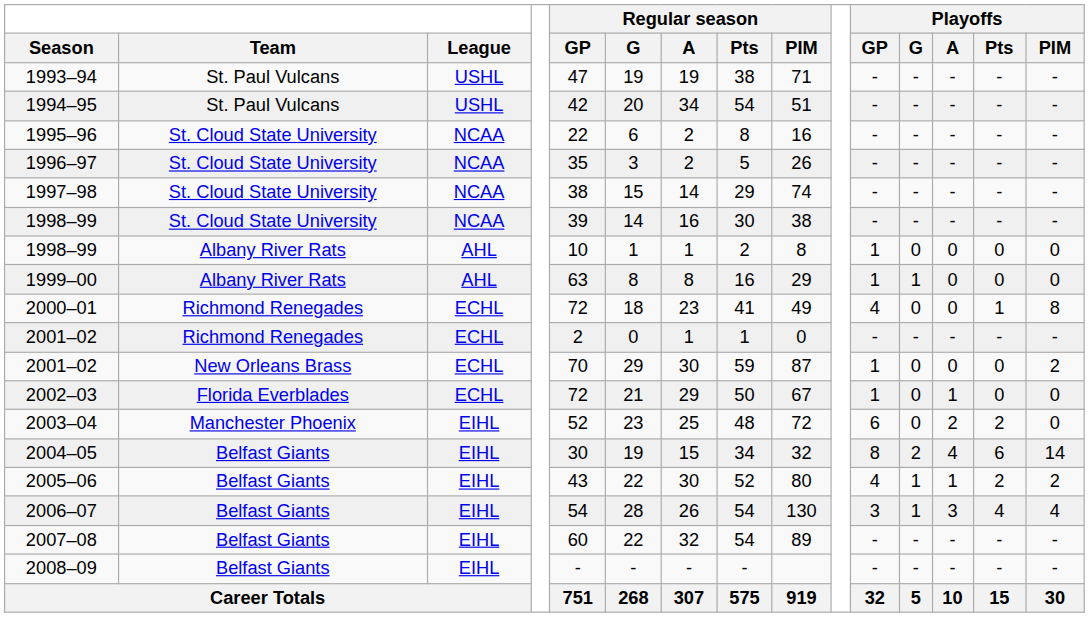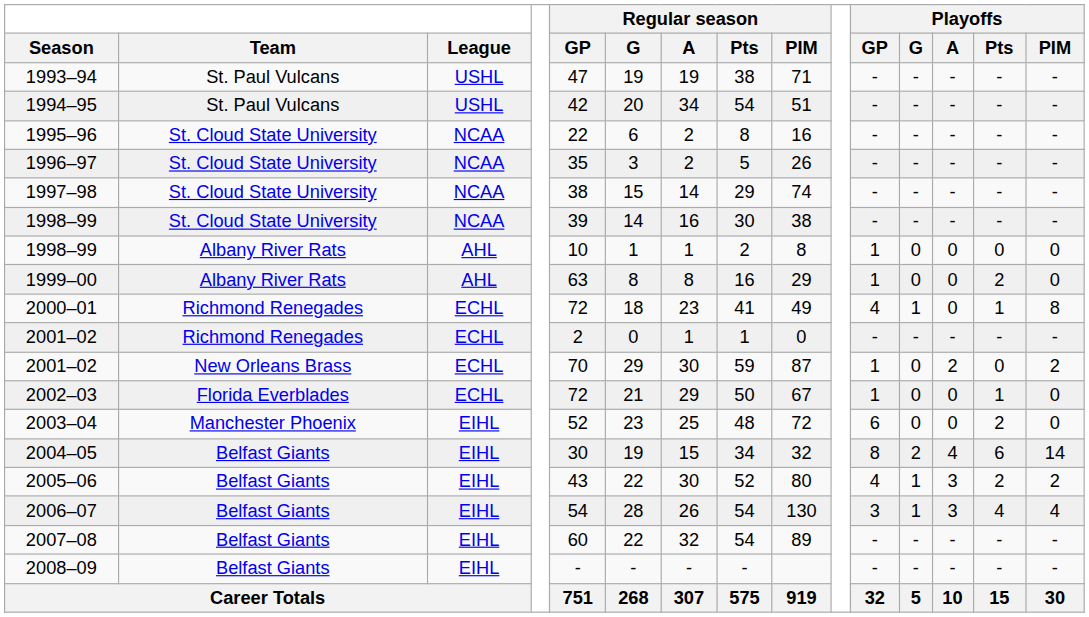(916, 279) 1 -> (916, 279) 0
(999, 279) 0 -> (999, 279) 2
(916, 308) 0 -> (916, 308) 1
(952, 366) 0 -> (952, 366) 2
(952, 395) 1 -> (952, 395) 0
(999, 395) 0 -> (999, 395) 1
(952, 423) 2 -> (952, 423) 0
(952, 481) 1 -> (952, 481) 3
